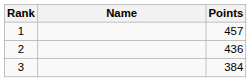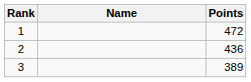(234, 31) 457 -> (234, 31) 472
(234, 67) 384 -> (234, 67) 389
